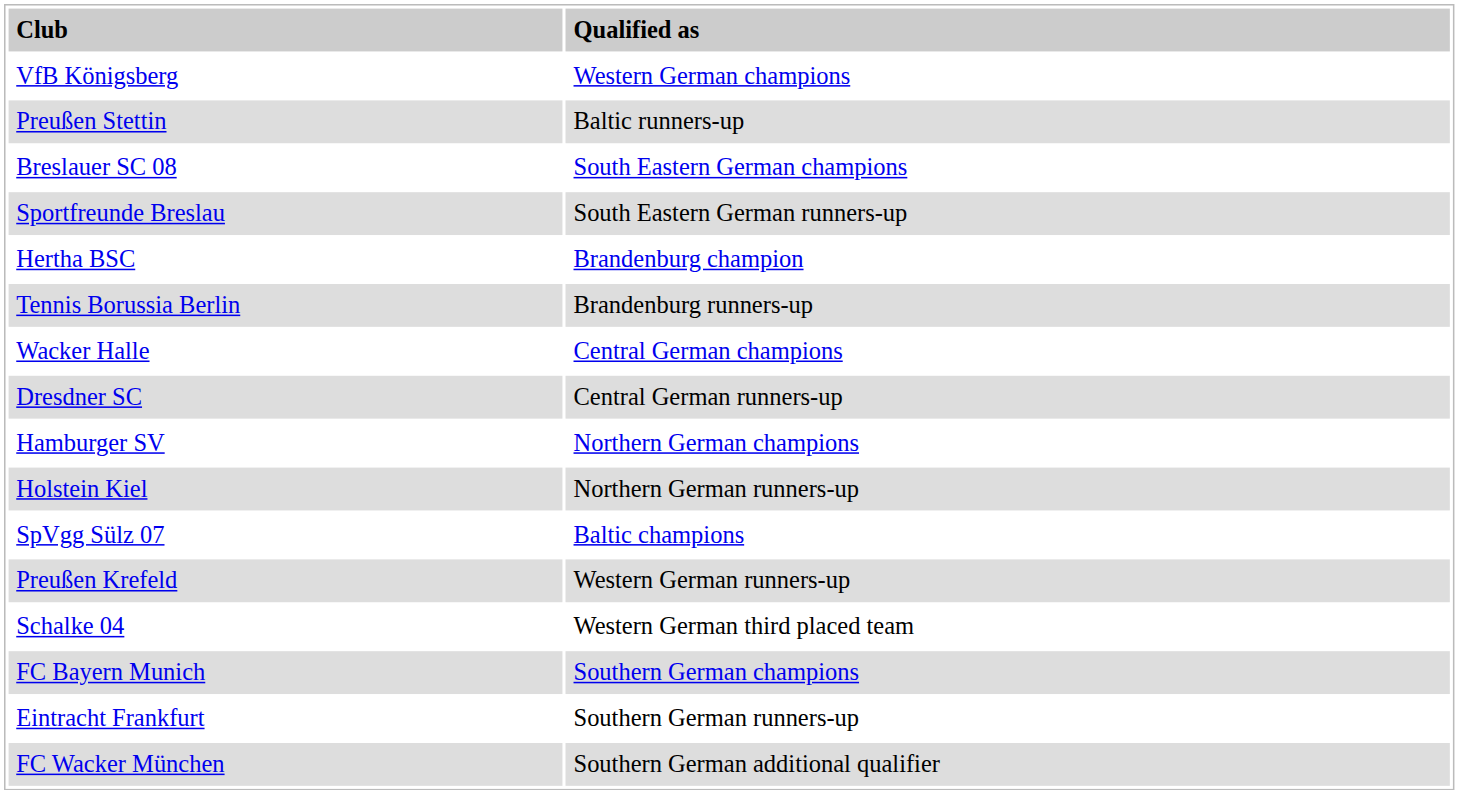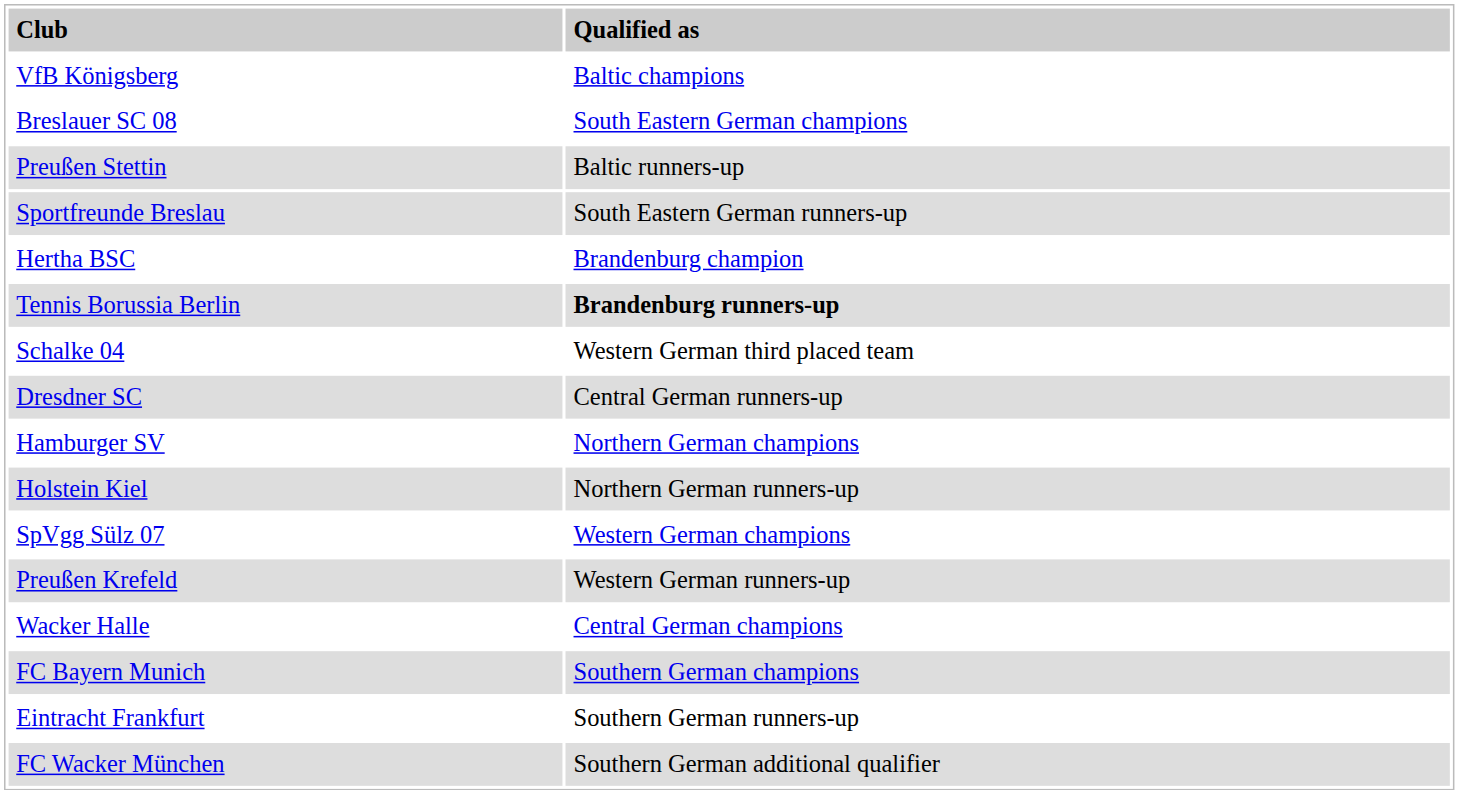(712, 75) Western German champions -> (659, 75) Baltic champions
rows swapped: (91, 121) <-> (96, 167)
(693, 305) normal -> (706, 305) bold
rows swapped: (83, 351) <-> (70, 626)
(659, 534) Baltic champions -> (712, 534) Western German champions
